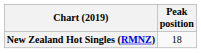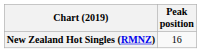(177, 39) 18 -> (177, 39) 16
